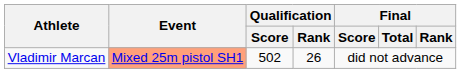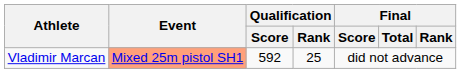(270, 58) 502 -> (270, 58) 592
(314, 58) 26 -> (314, 58) 25
